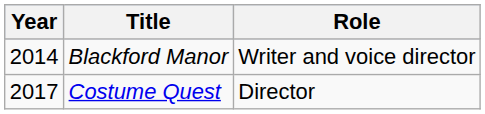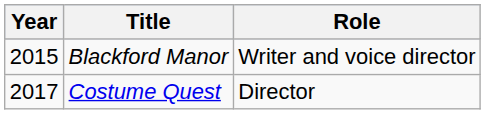(34, 56) 2014 -> (34, 56) 2015
